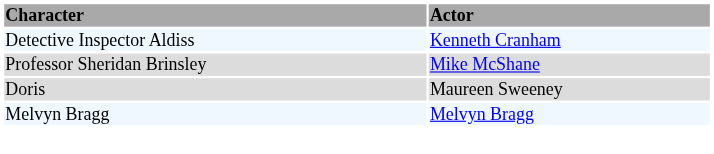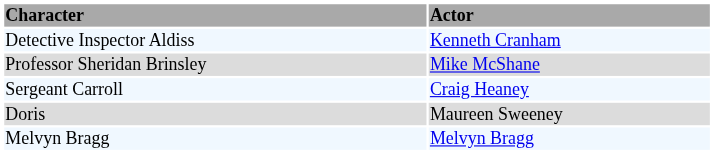+ row: (64, 89)
